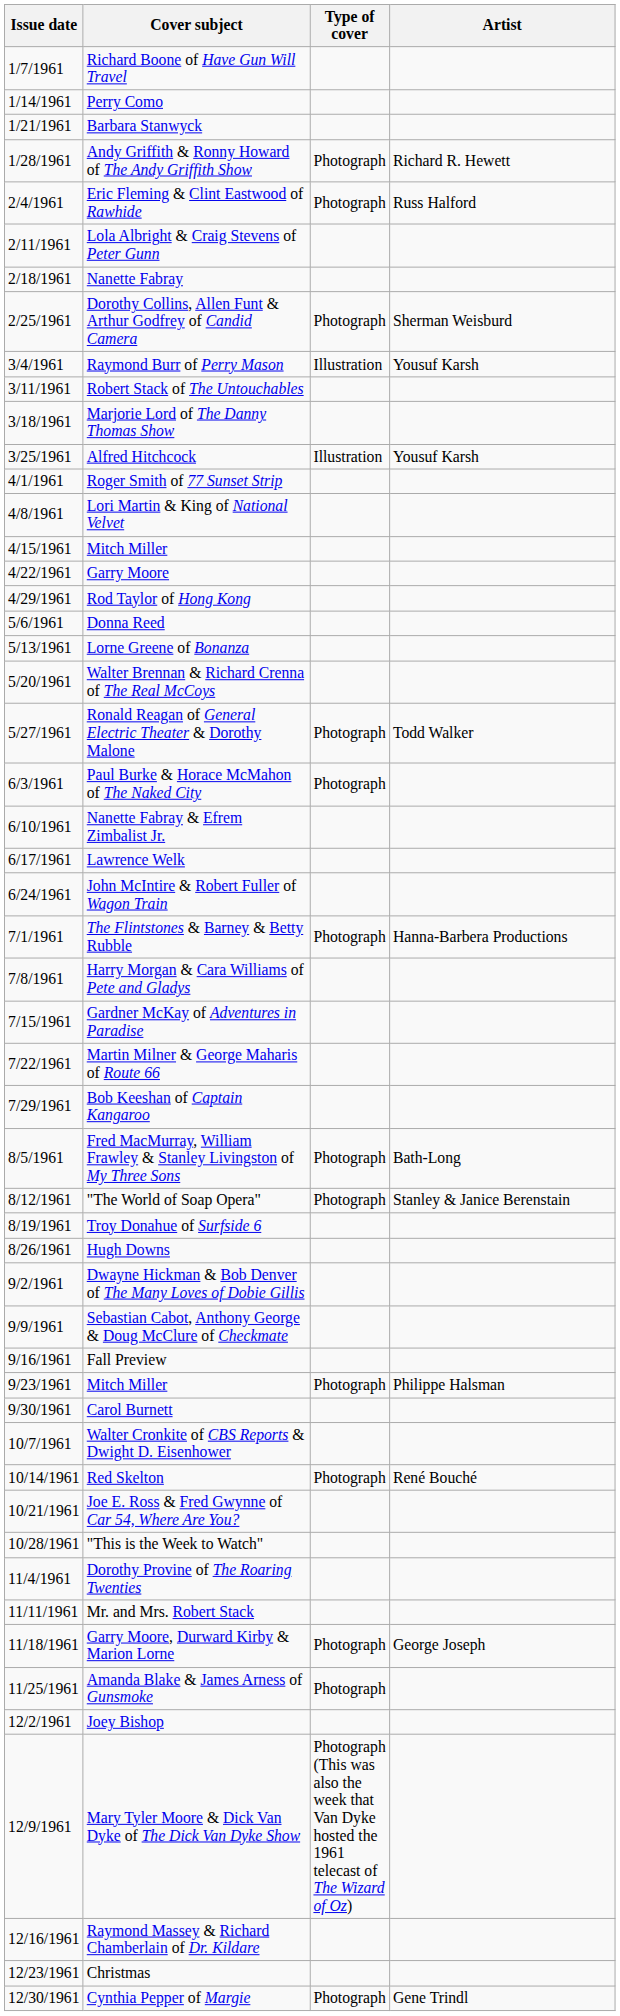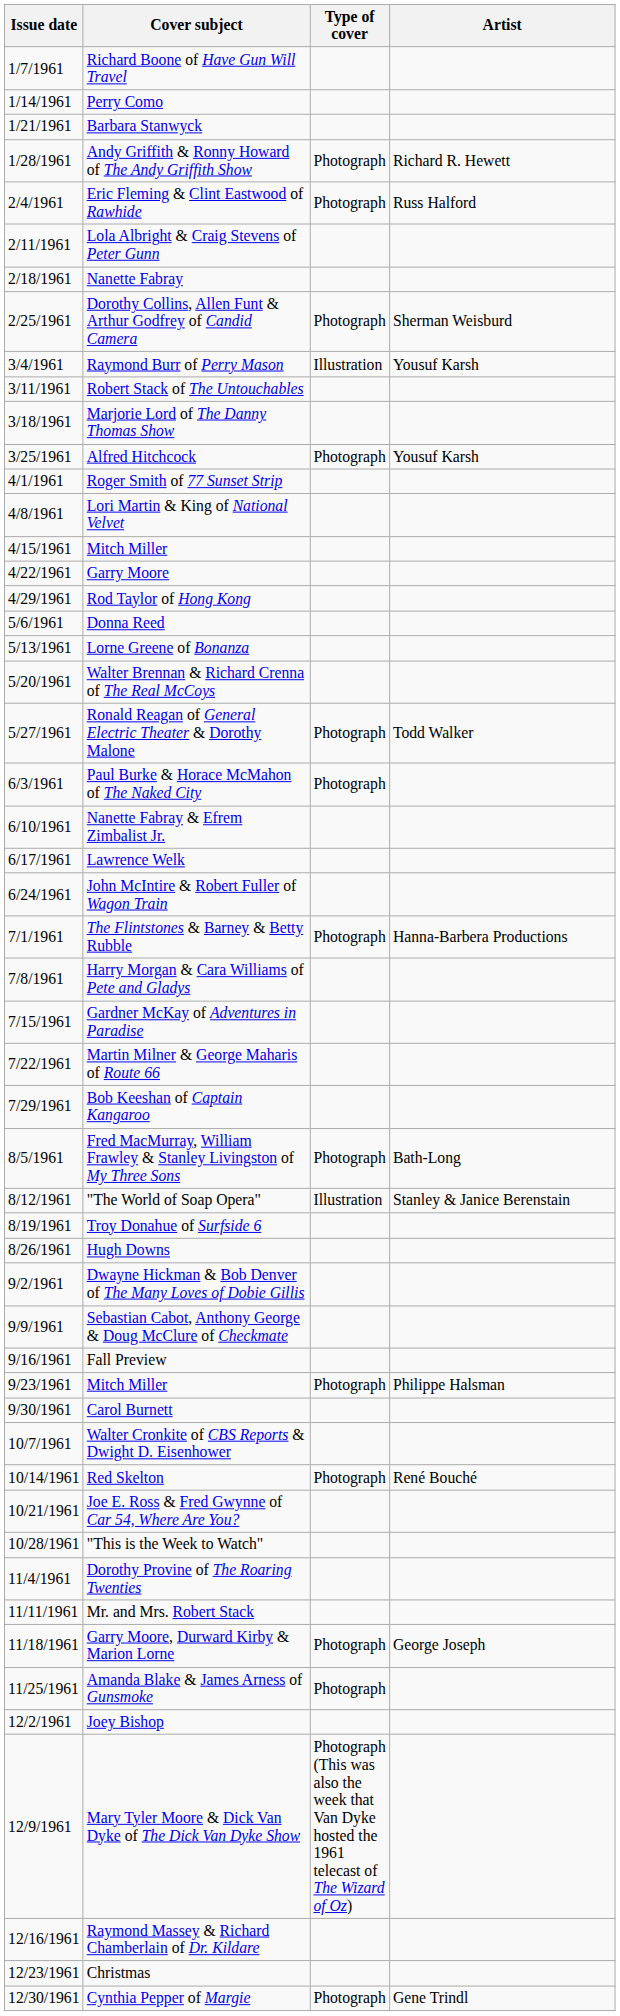(348, 456) Illustration -> (350, 456) Photograph
(350, 1200) Photograph -> (348, 1200) Illustration
